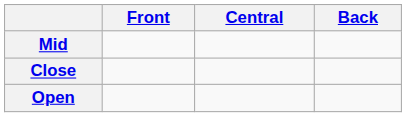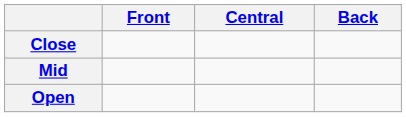rows swapped: (53, 71) <-> (53, 44)
